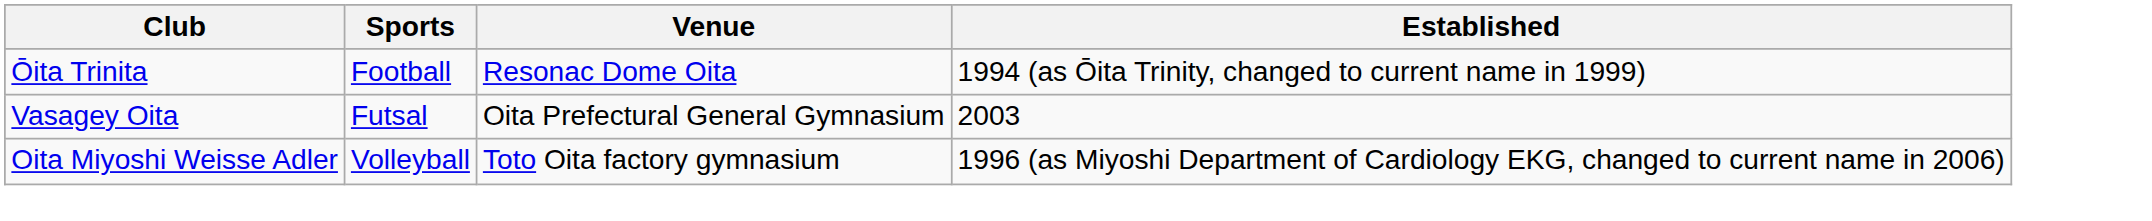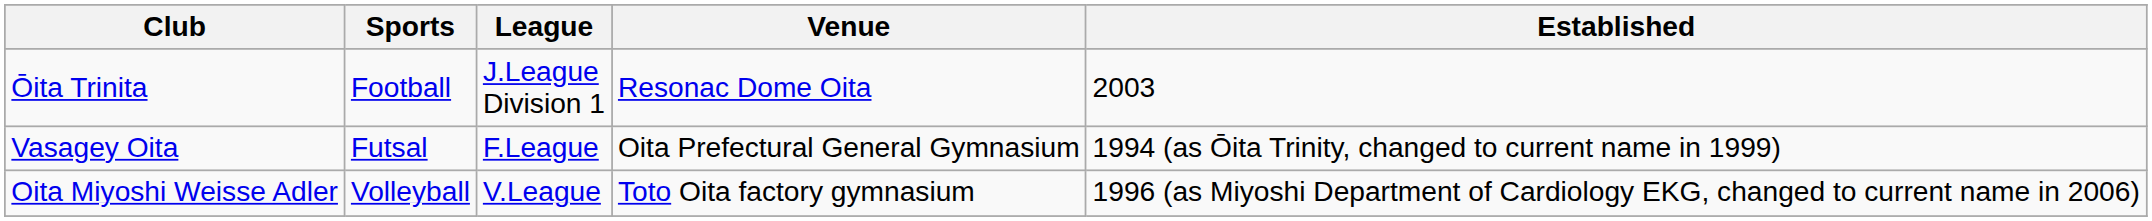+ column: (544, 26)
(1302, 71) 1994 (as Ōita Trinity, changed to current name in 1999) -> (1124, 87) 2003
(989, 116) 2003 -> (1437, 147) 1994 (as Ōita Trinity, changed to current name in 1999)
